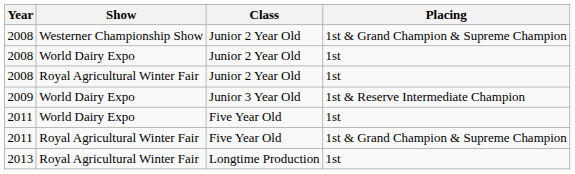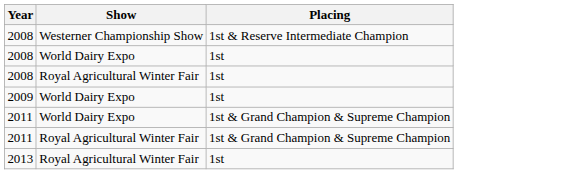- column: (264, 14)
(446, 35) 1st & Grand Champion & Supreme Champion -> (309, 35) 1st & Reserve Intermediate Champion
(425, 96) 1st & Reserve Intermediate Champion -> (217, 96) 1st
(333, 117) 1st -> (330, 117) 1st & Grand Champion & Supreme Champion
